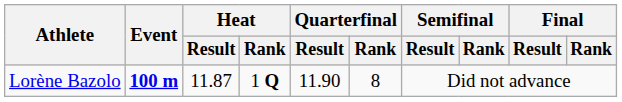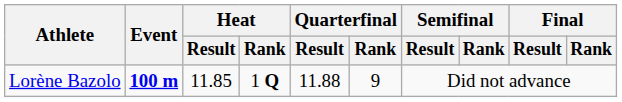(211, 80) 11.87 -> (211, 80) 11.85
(320, 80) 11.90 -> (320, 80) 11.88
(375, 80) 8 -> (375, 80) 9
